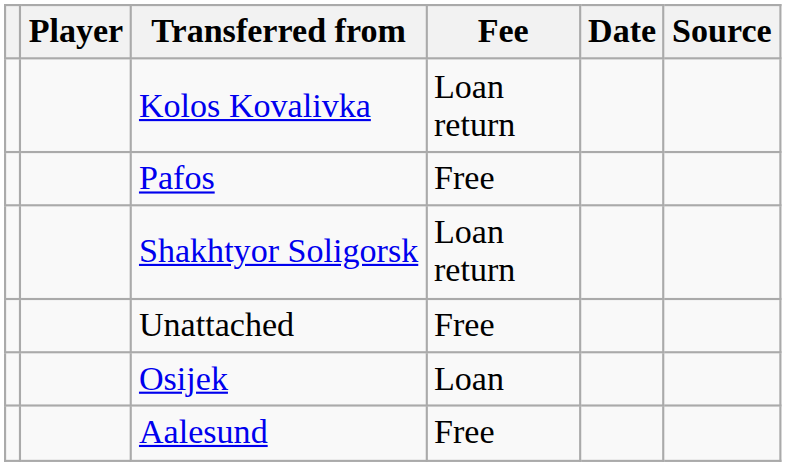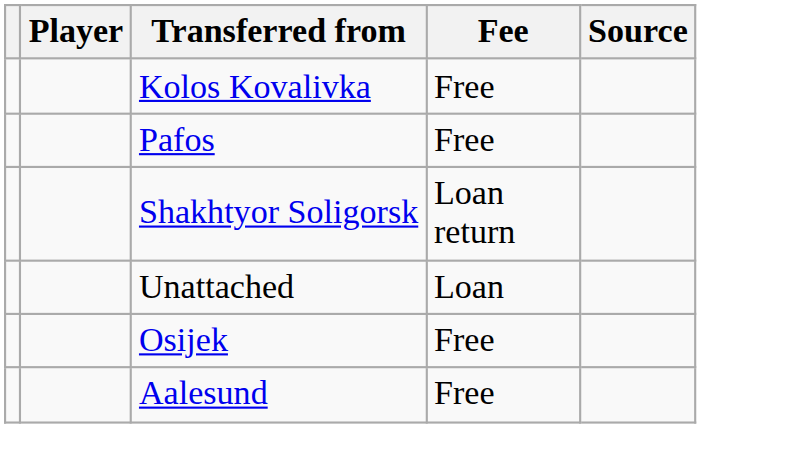- column: (622, 31)
(475, 104) Loan return -> (464, 85) Free
(464, 324) Free -> (469, 286) Loan
(469, 378) Loan -> (464, 340) Free
